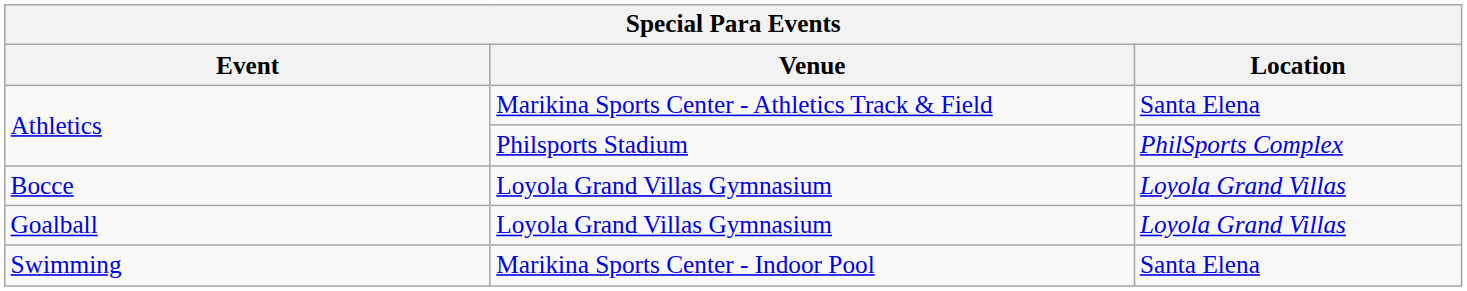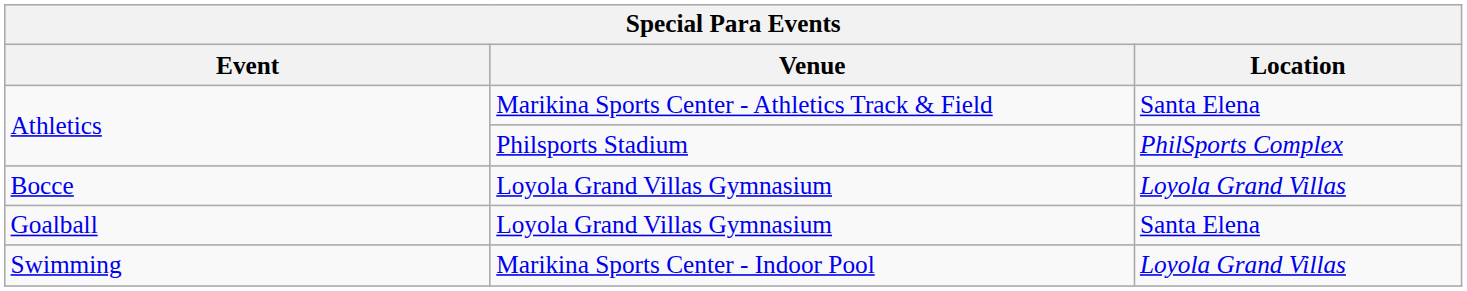(1243, 225) Loyola Grand Villas -> (1200, 225) Santa Elena
(1200, 265) Santa Elena -> (1243, 265) Loyola Grand Villas
